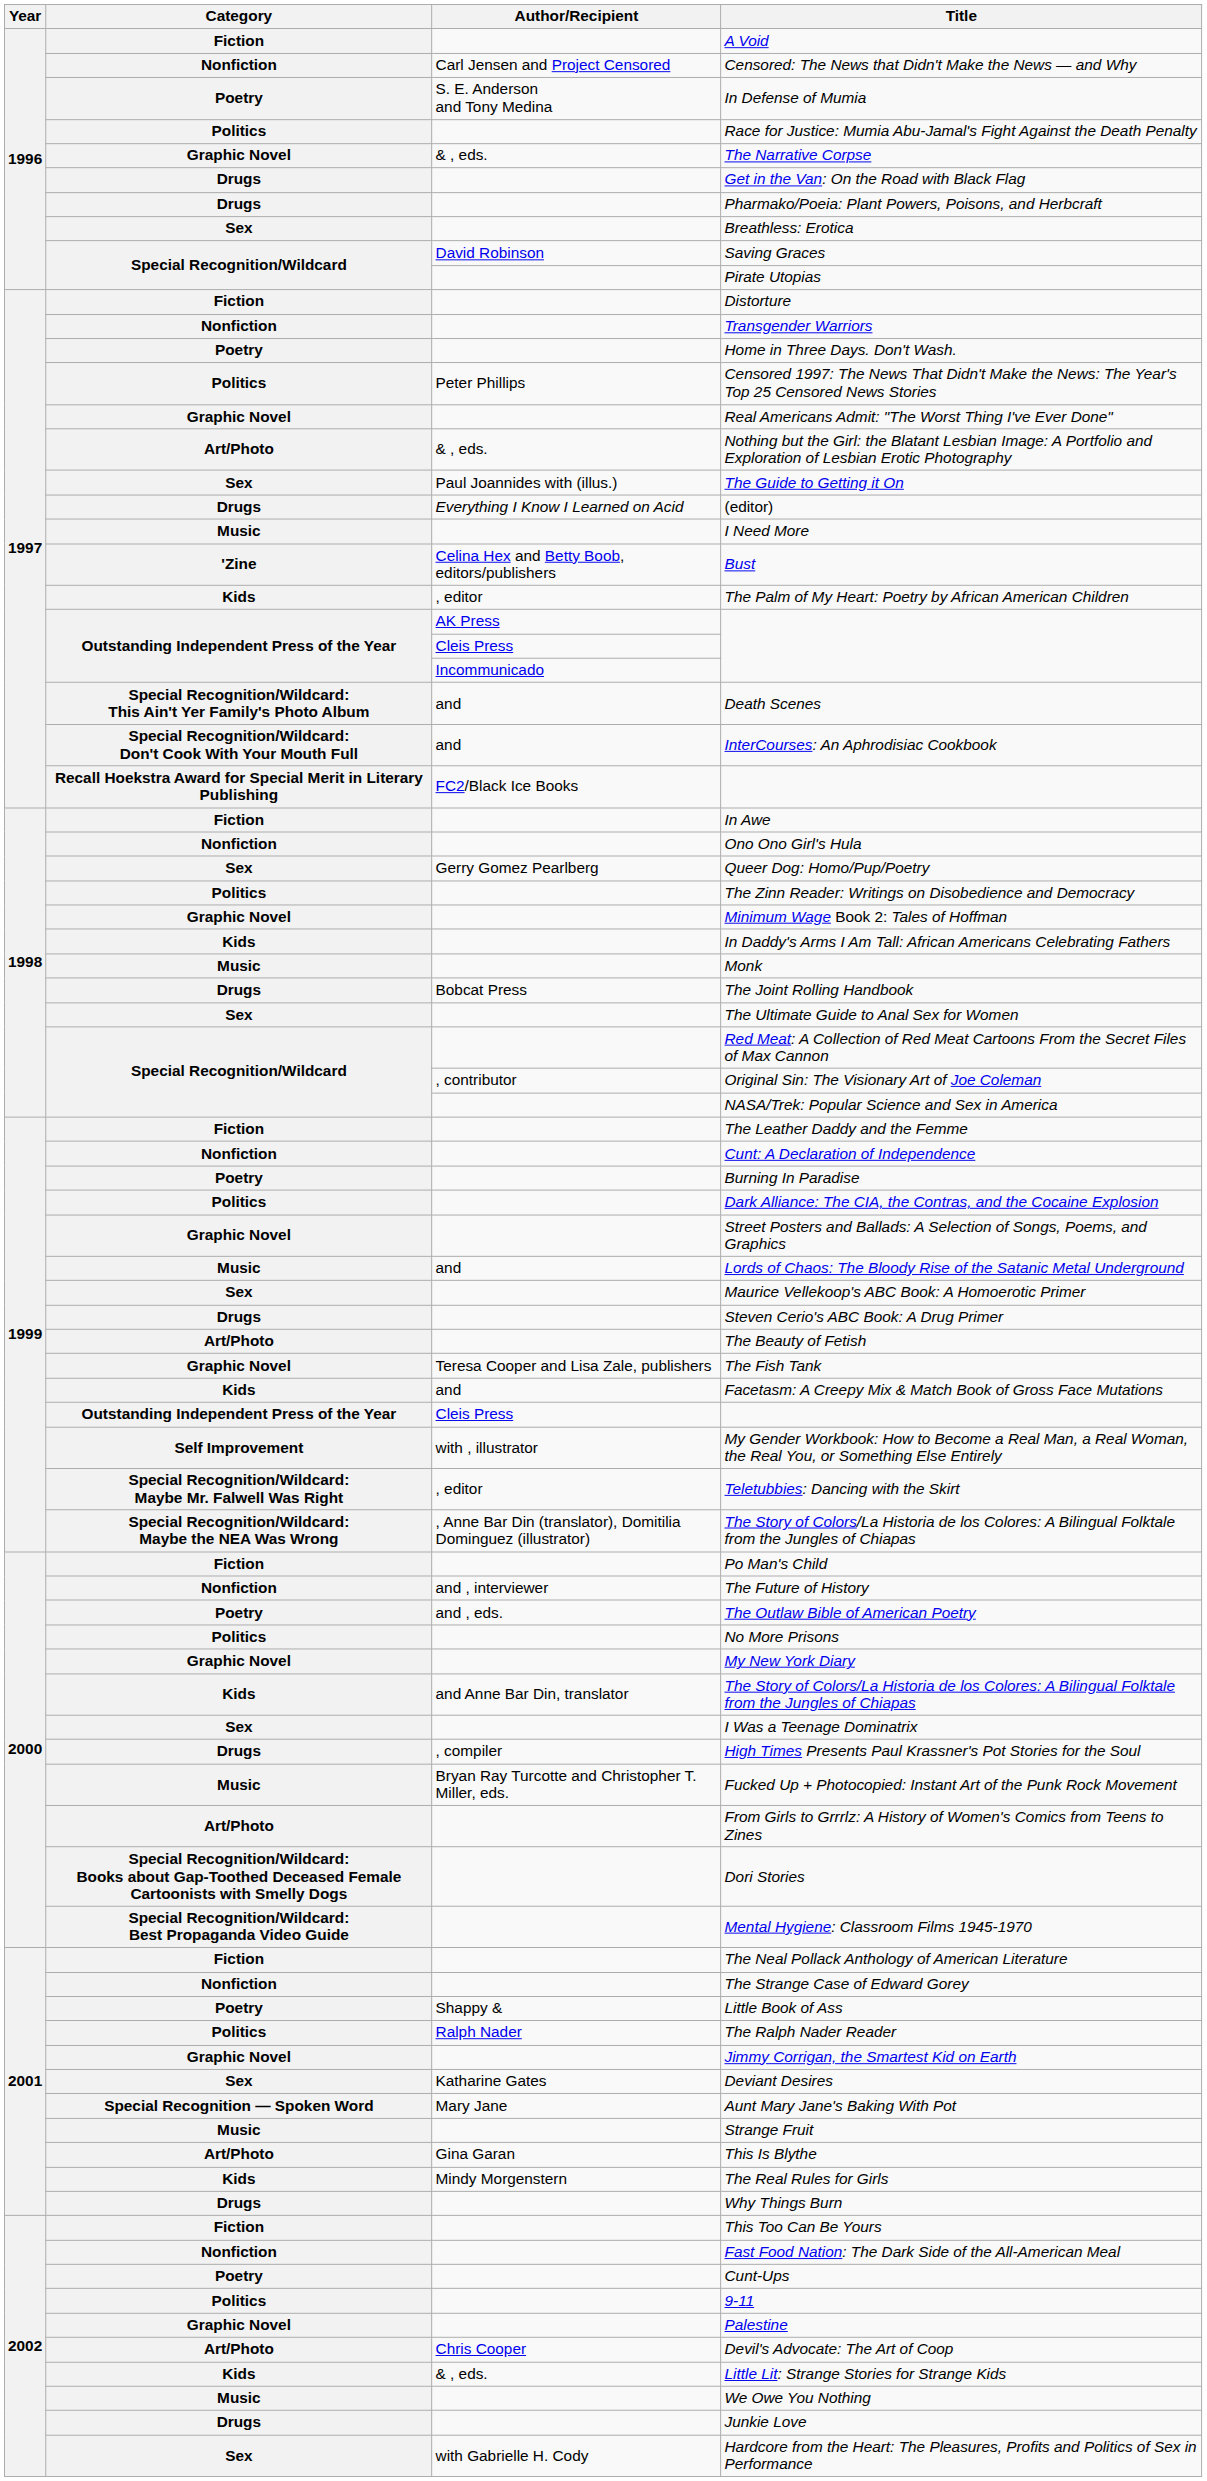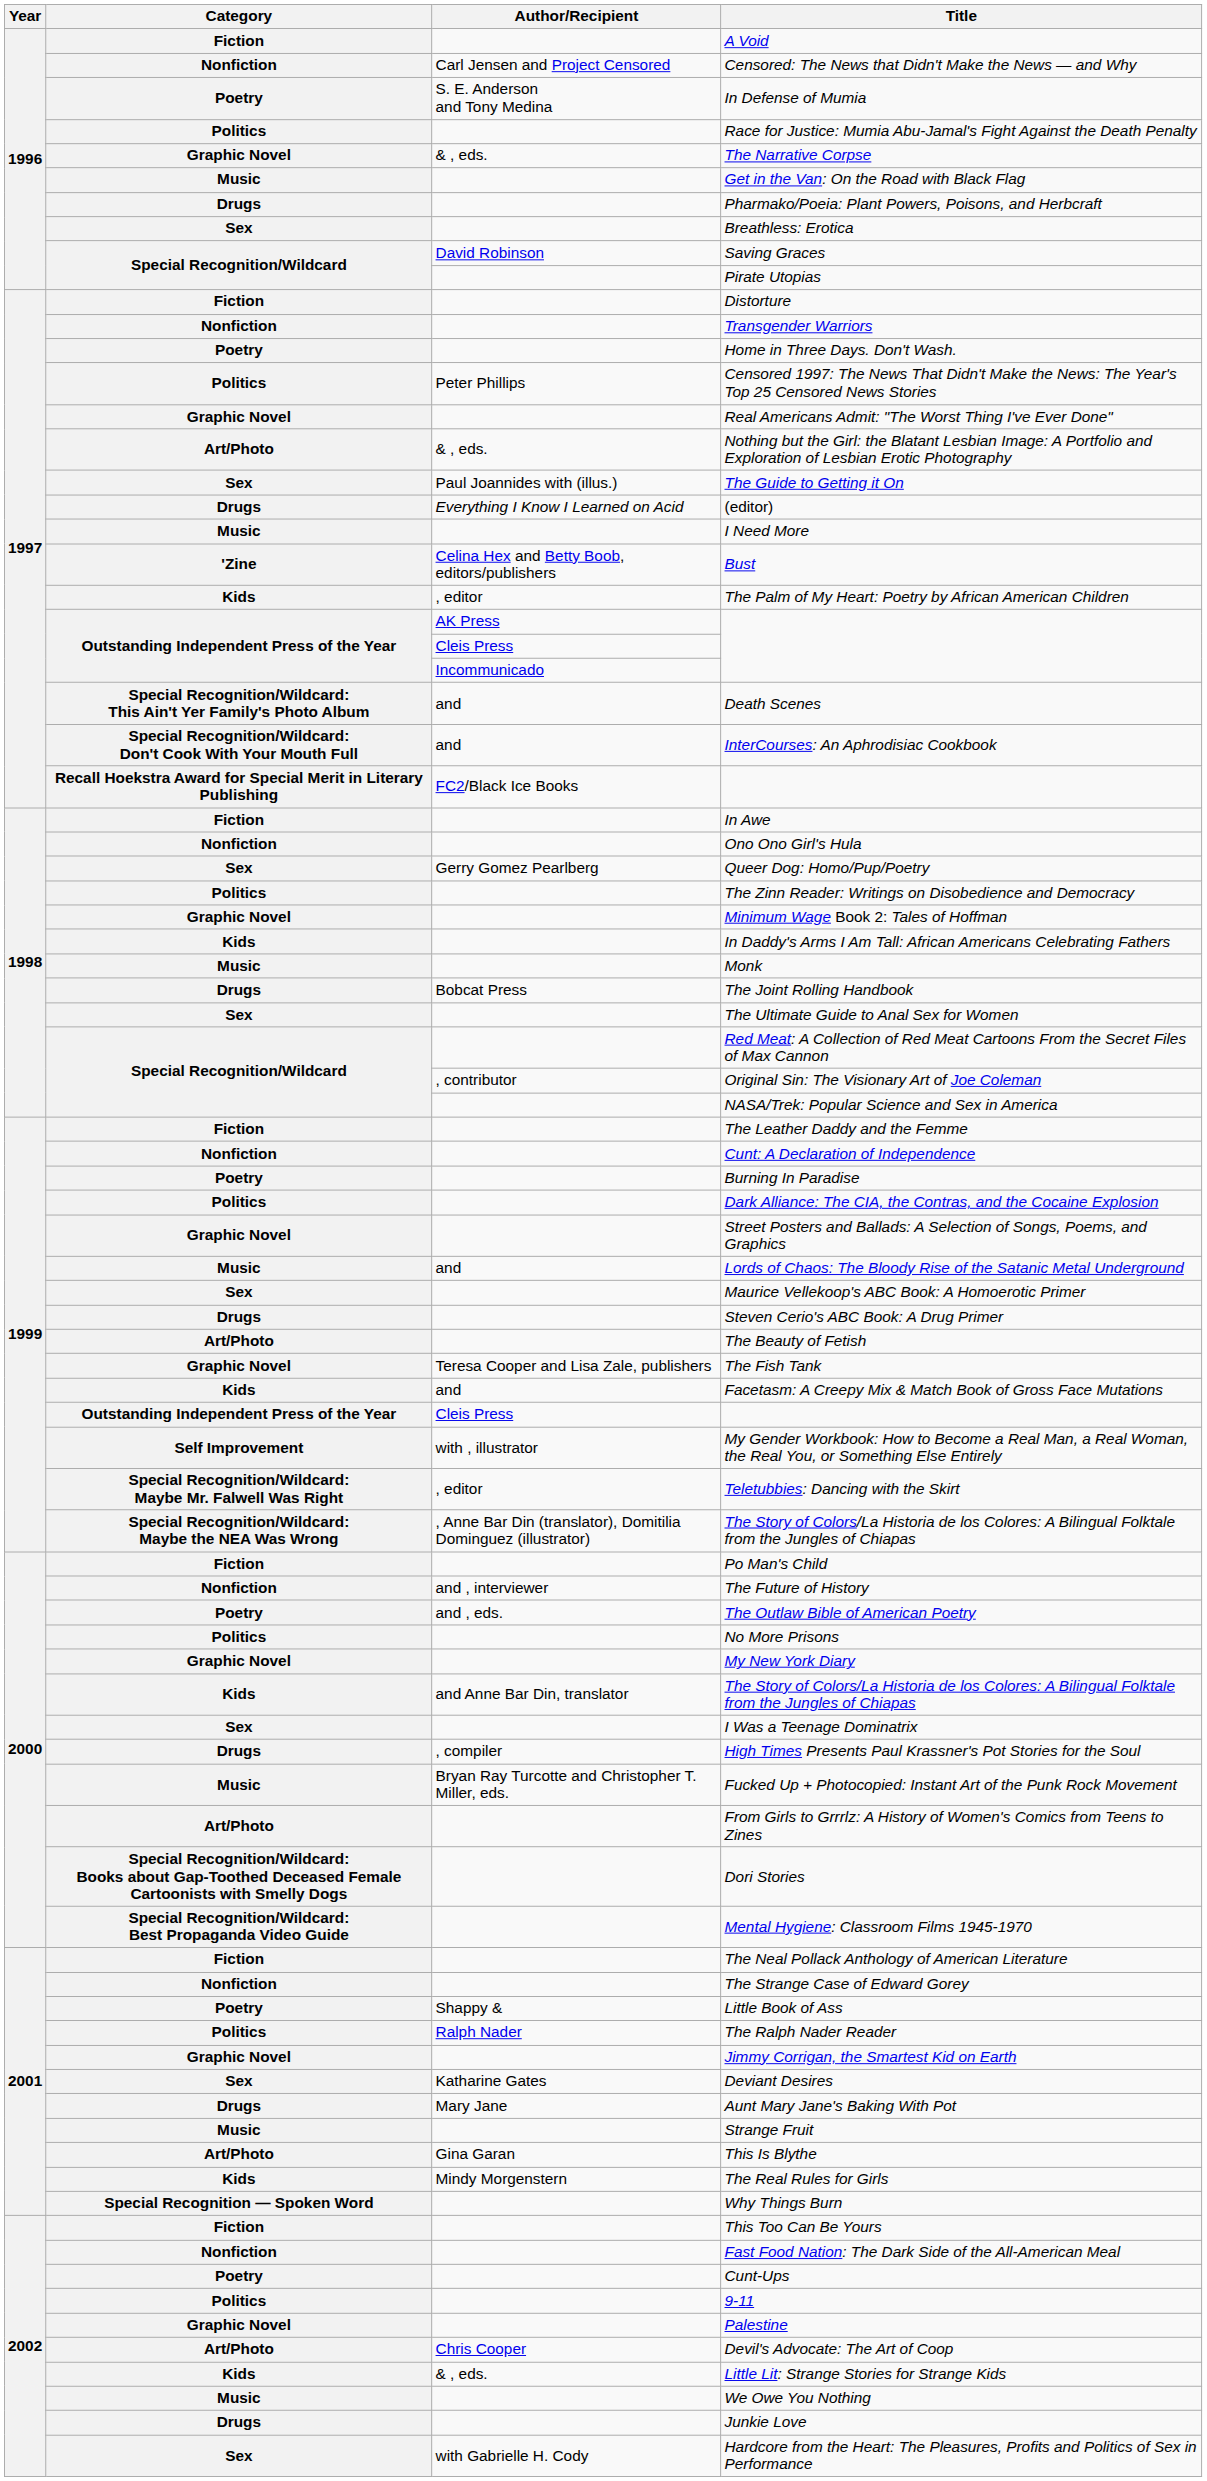(239, 180) Drugs -> (239, 180) Music
(239, 2105) Special Recognition — Spoken Word -> (239, 2105) Drugs
(239, 2203) Drugs -> (239, 2203) Special Recognition — Spoken Word
